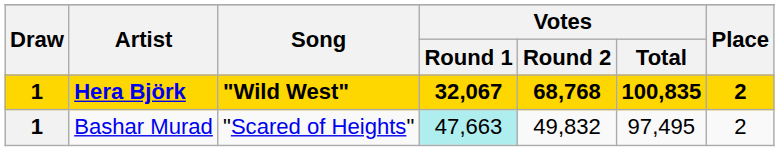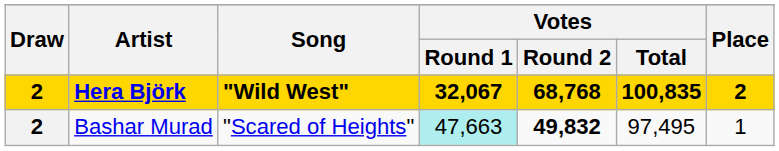(37, 92) 1 -> (37, 92) 2
(37, 127) 1 -> (37, 127) 2
(567, 127) normal -> (567, 127) bold
(740, 127) 2 -> (740, 127) 1
